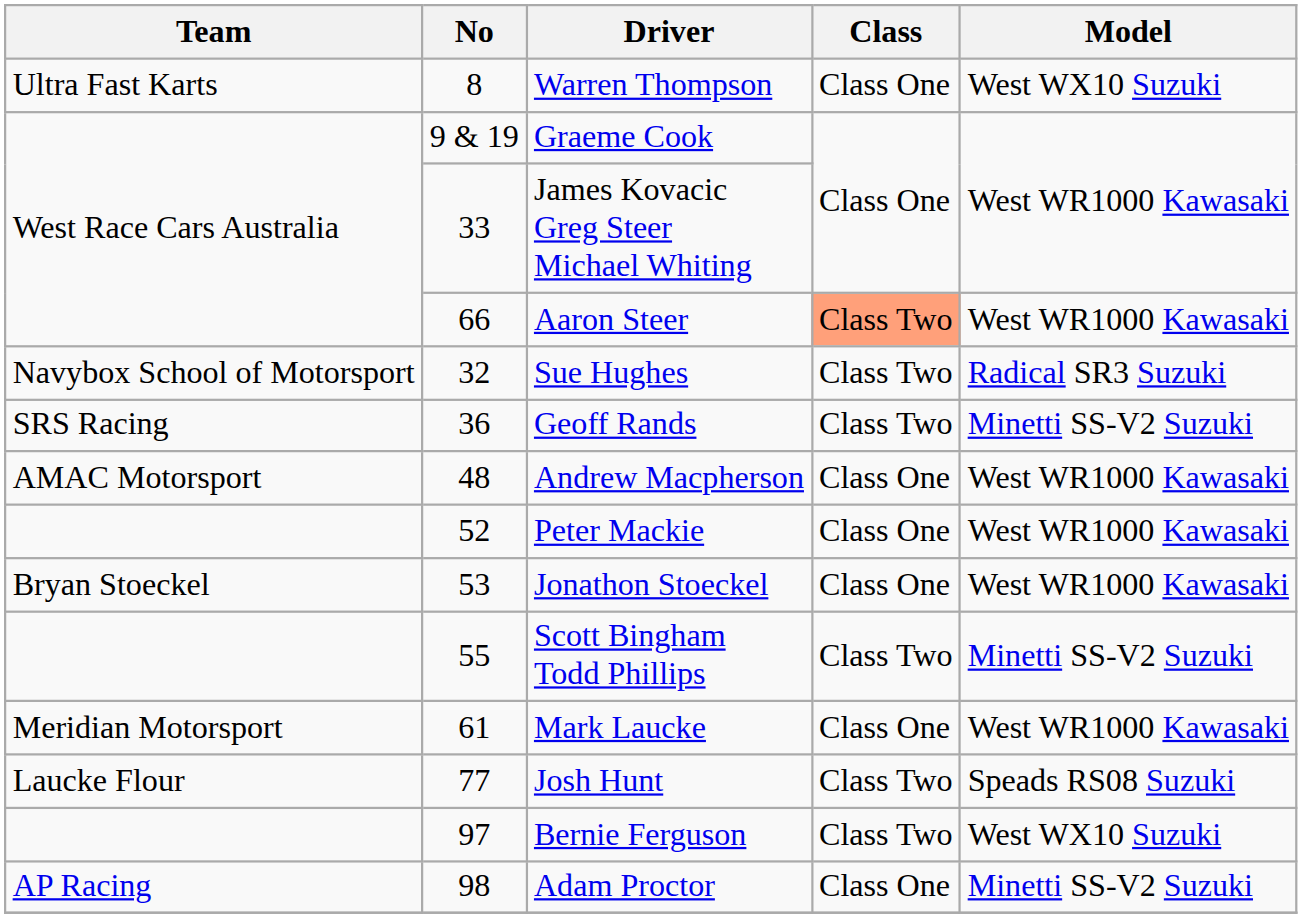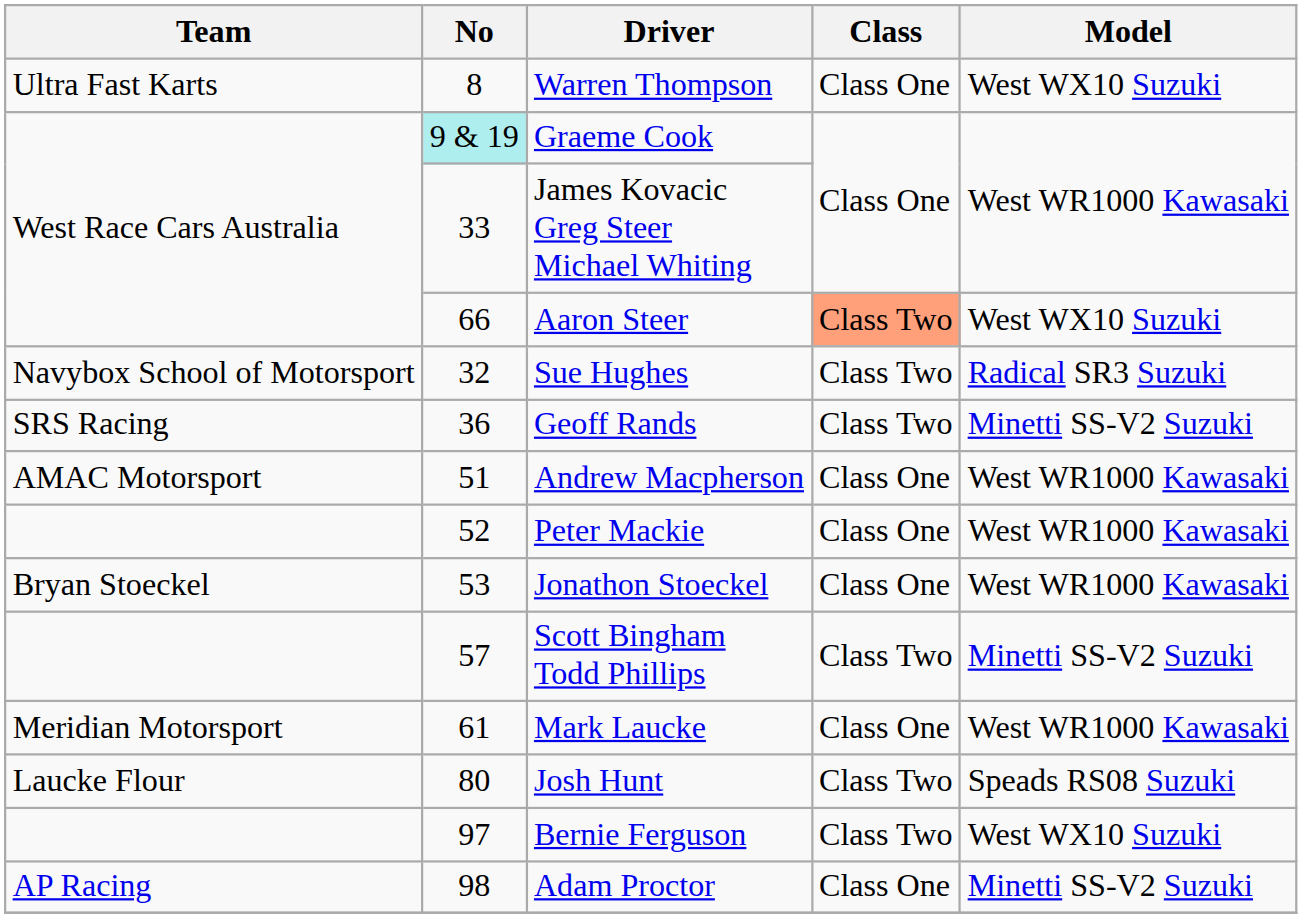(474, 137) no background -> (474, 137) paleturquoise background
(1128, 319) West WR1000 Kawasaki -> (1094, 319) West WX10 Suzuki
(474, 477) 48 -> (474, 477) 51
(474, 655) 55 -> (474, 655) 57
(474, 780) 77 -> (474, 780) 80
